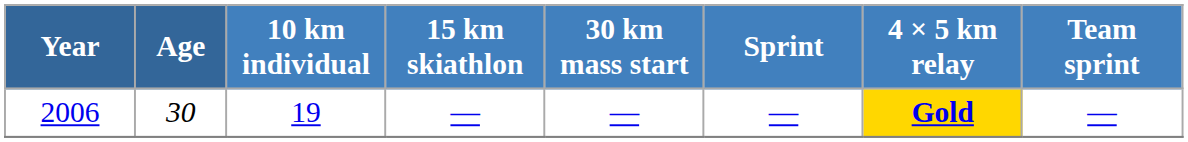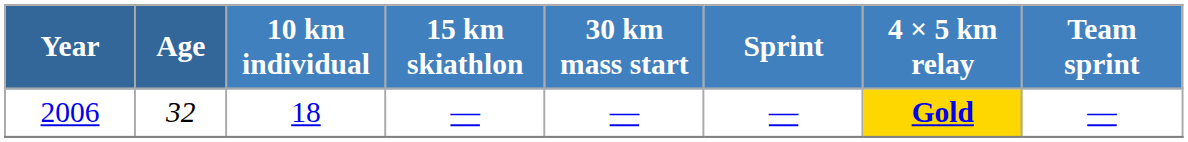(181, 112) 30 -> (181, 112) 32
(306, 112) 19 -> (306, 112) 18
